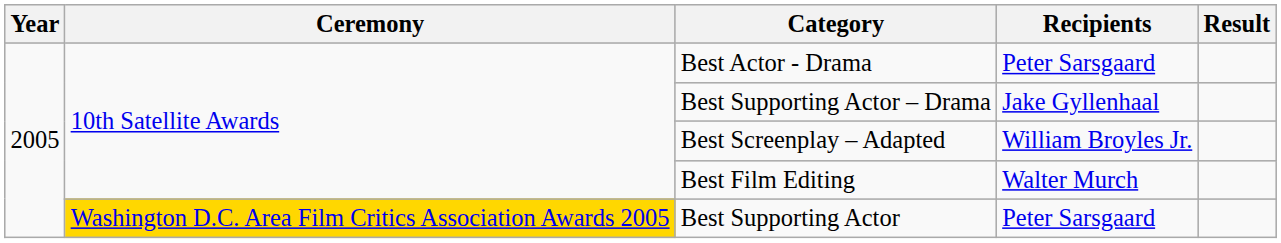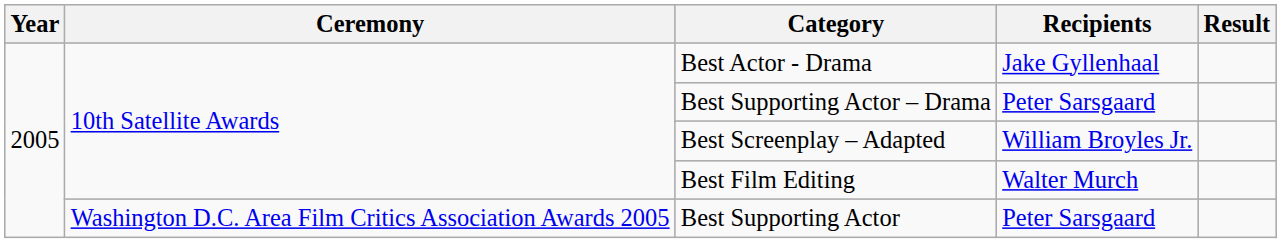(1079, 62) Peter Sarsgaard -> (1081, 62) Jake Gyllenhaal
(1081, 101) Jake Gyllenhaal -> (1079, 101) Peter Sarsgaard
(370, 218) gold background -> (370, 218) no background
